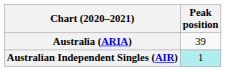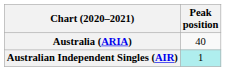(201, 41) 39 -> (201, 41) 40
